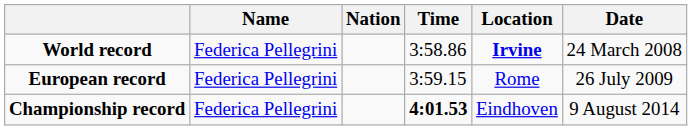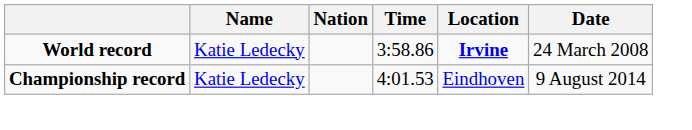(266, 49) Federica Pellegrini -> (249, 49) Katie Ledecky
- row: (97, 79)
(266, 109) Federica Pellegrini -> (249, 79) Katie Ledecky
(438, 109) bold -> (405, 79) normal
